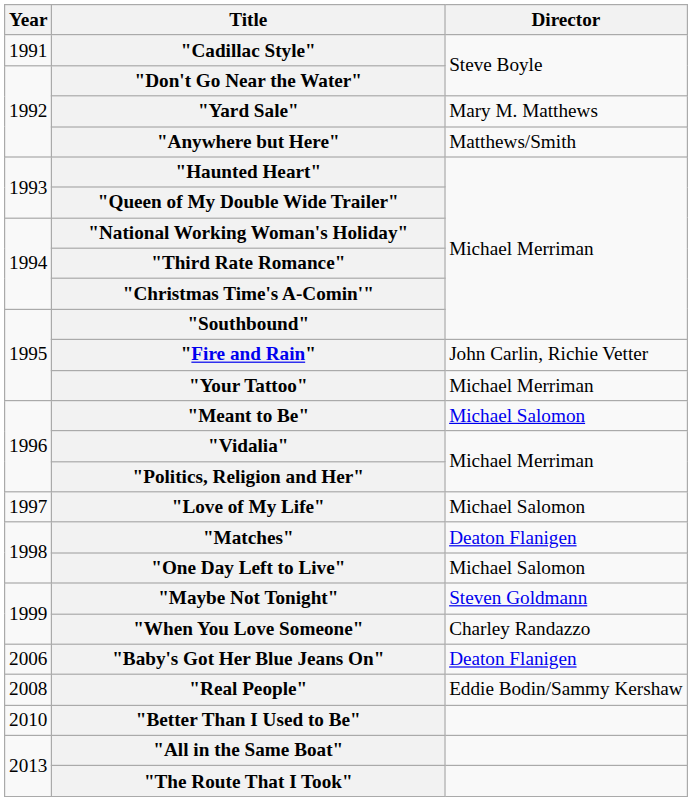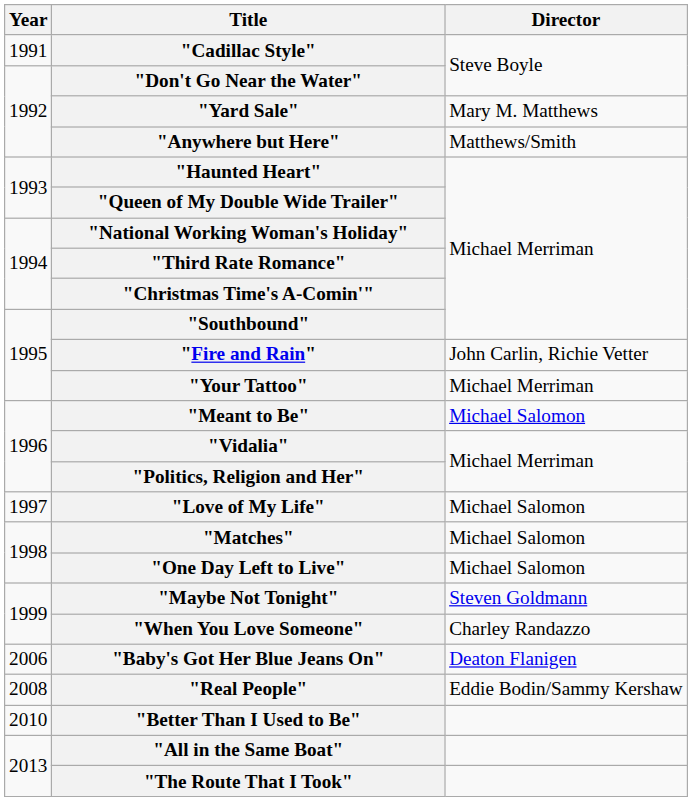(513, 537) Deaton Flanigen -> (517, 537) Michael Salomon
